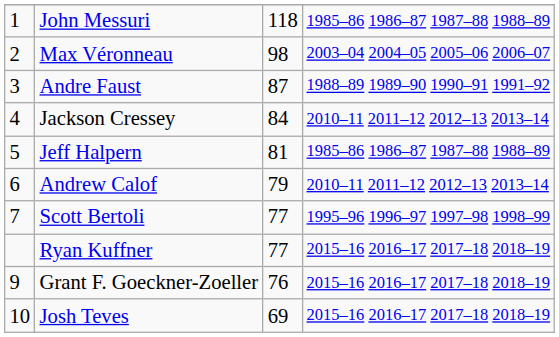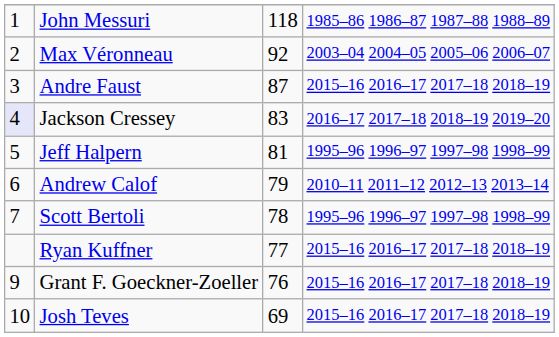(278, 53) 98 -> (278, 53) 92
(428, 86) 1988–89 1989–90 1990–91 1991–92 -> (428, 86) 2015–16 2016–17 2017–18 2018–19
(15, 119) no background -> (15, 119) lavender background
(278, 119) 84 -> (278, 119) 83
(428, 119) 2010–11 2011–12 2012–13 2013–14 -> (428, 119) 2016–17 2017–18 2018–19 2019–20
(428, 151) 1985–86 1986–87 1987–88 1988–89 -> (428, 151) 1995–96 1996–97 1997–98 1998–99
(278, 217) 77 -> (278, 217) 78
